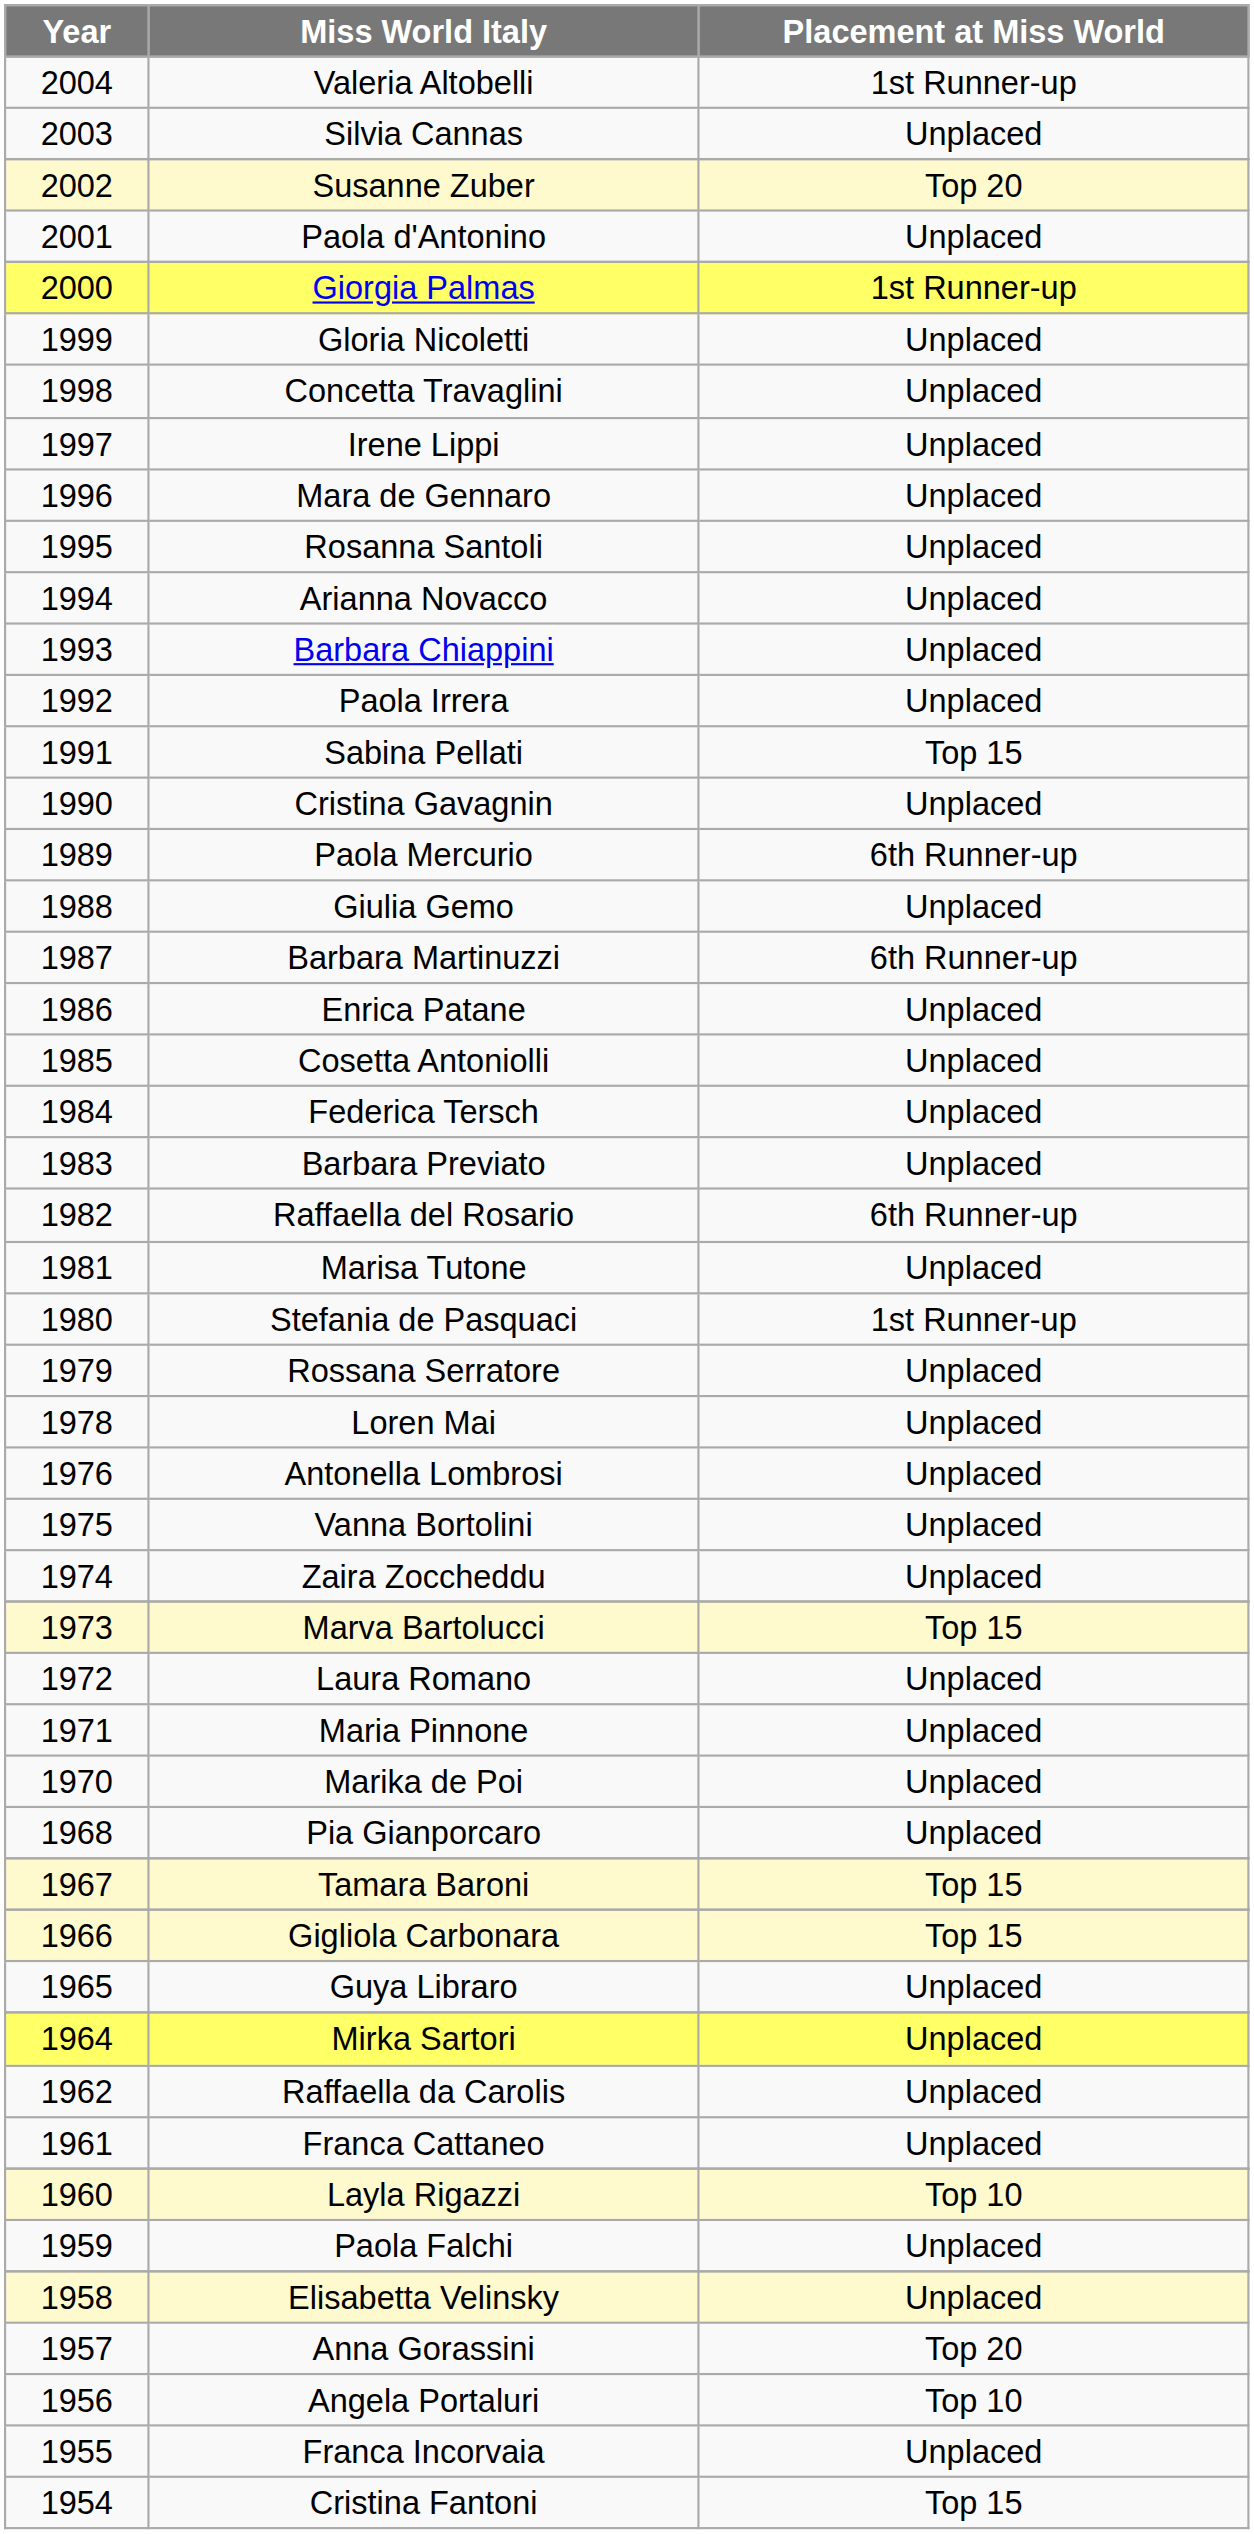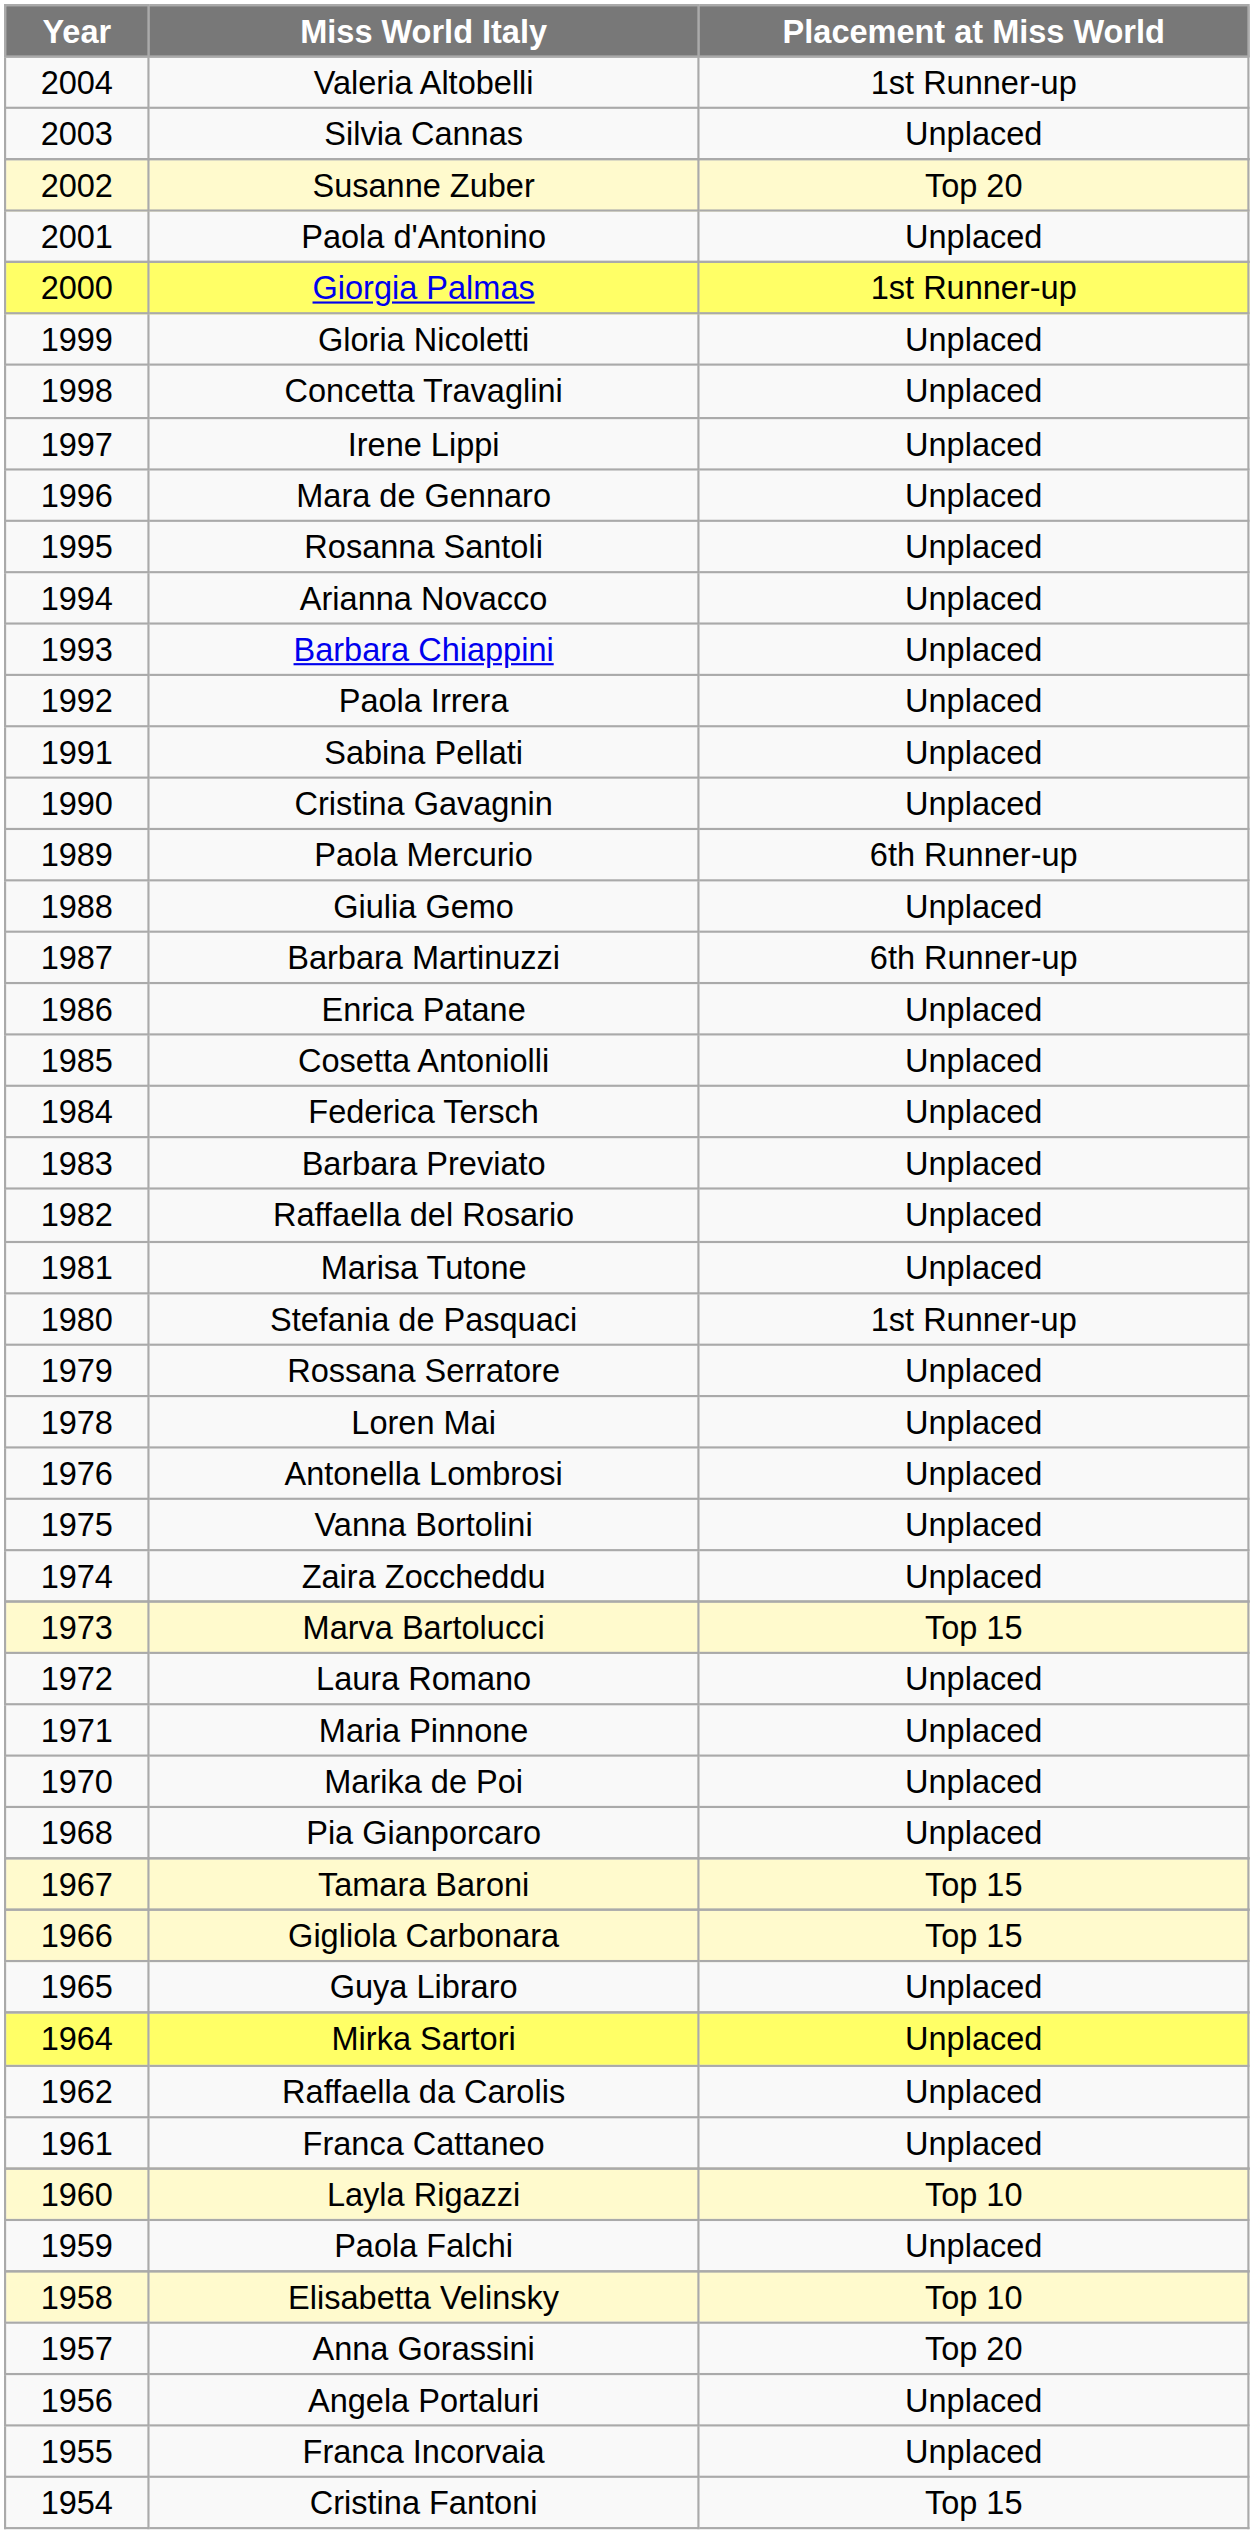(974, 752) Top 15 -> (974, 752) Unplaced
(974, 1215) 6th Runner-up -> (974, 1215) Unplaced
(974, 2297) Unplaced -> (974, 2297) Top 10
(974, 2400) Top 10 -> (974, 2400) Unplaced
